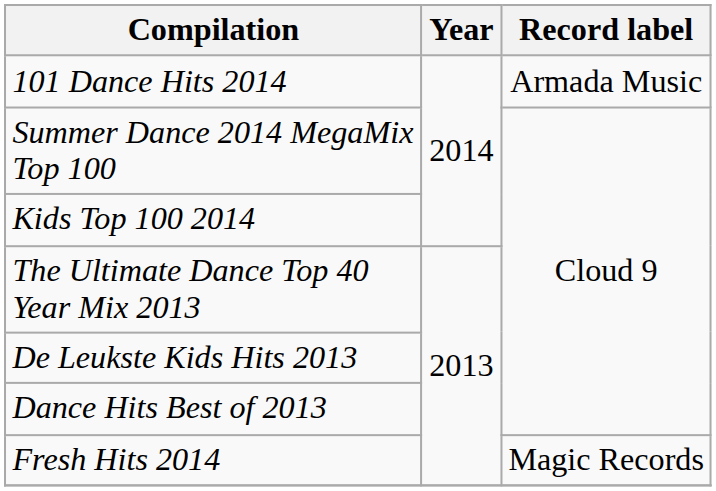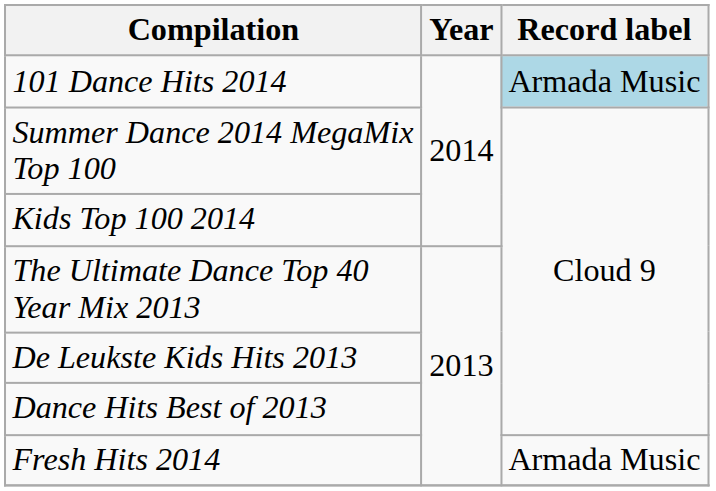(606, 81) no background -> (604, 81) lightblue background
(606, 459) Magic Records -> (604, 459) Armada Music
